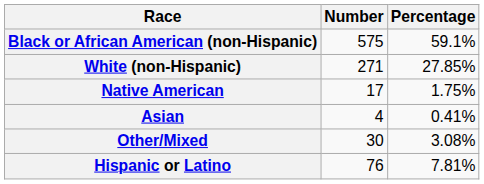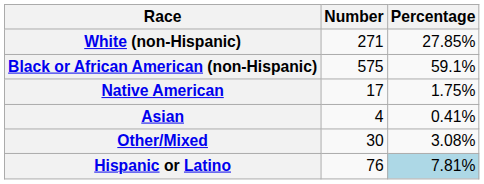rows swapped: (163, 66) <-> (163, 41)
(453, 166) no background -> (453, 166) lightblue background
